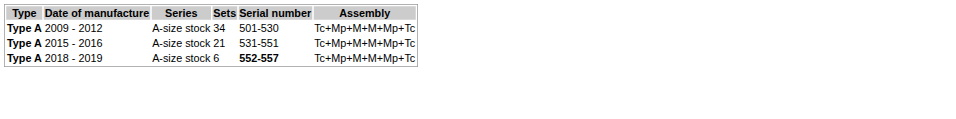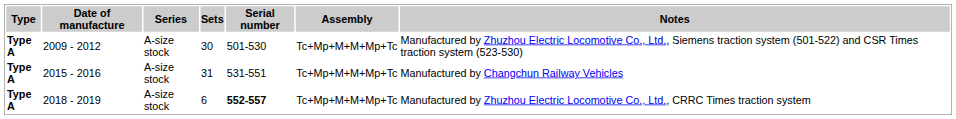+ column: (675, 19)
(219, 28) 34 -> (207, 46) 30
(219, 43) 21 -> (207, 73) 31
